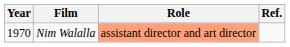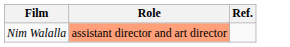- column: (19, 13)
